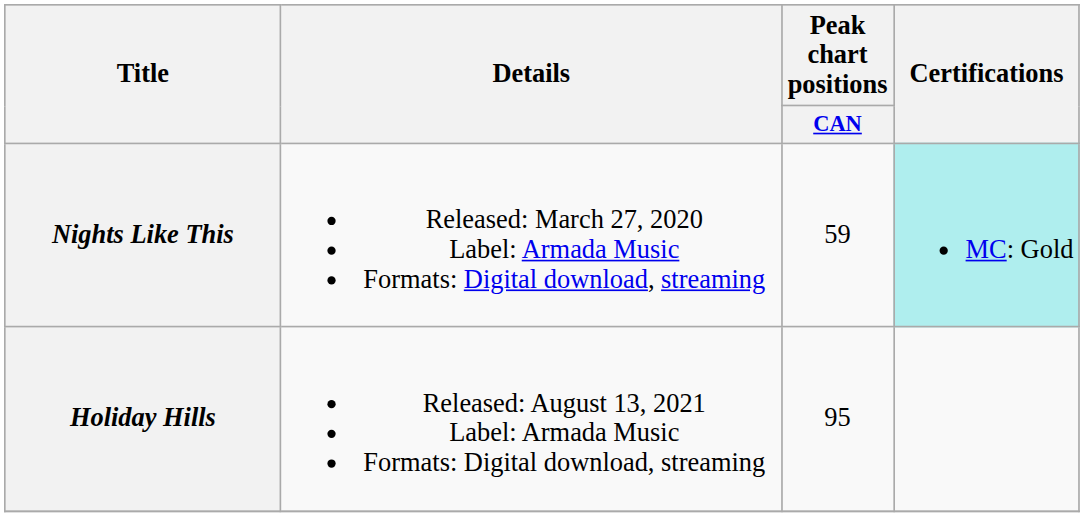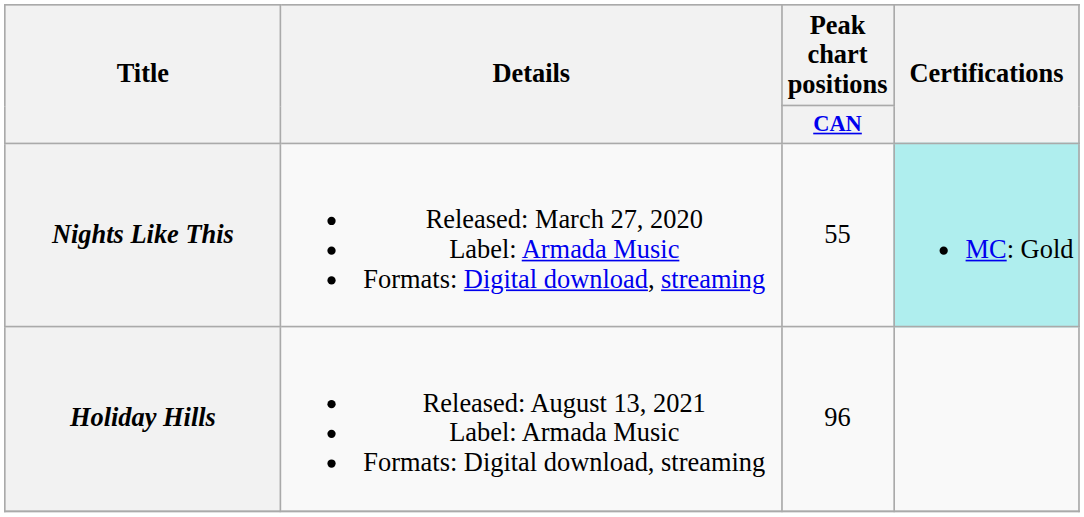(838, 234) 59 -> (838, 234) 55
(838, 418) 95 -> (838, 418) 96
